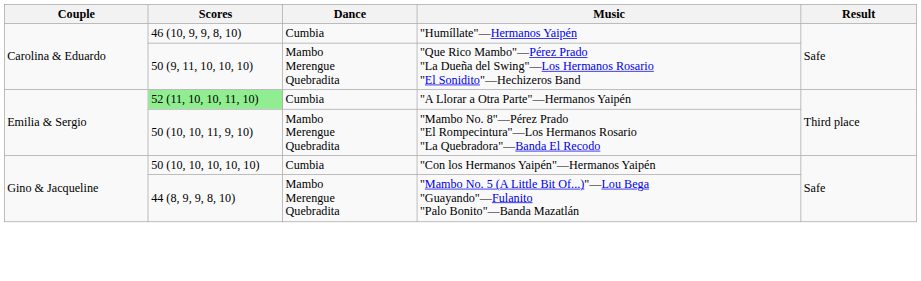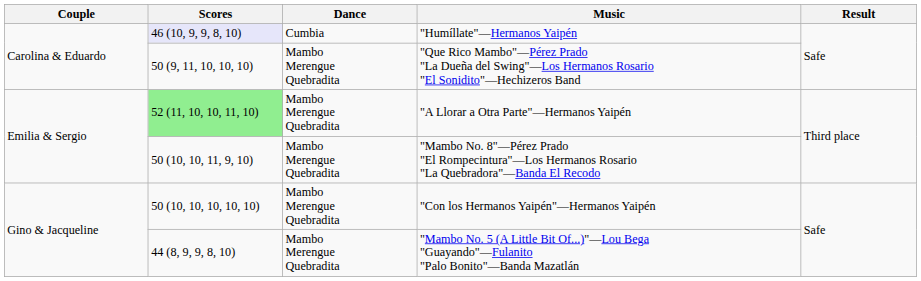(196, 33) no background -> (196, 33) lavender background
(305, 99) Cumbia -> (313, 113) Mambo Merengue Quebradita
(305, 165) Cumbia -> (313, 206) Mambo Merengue Quebradita
